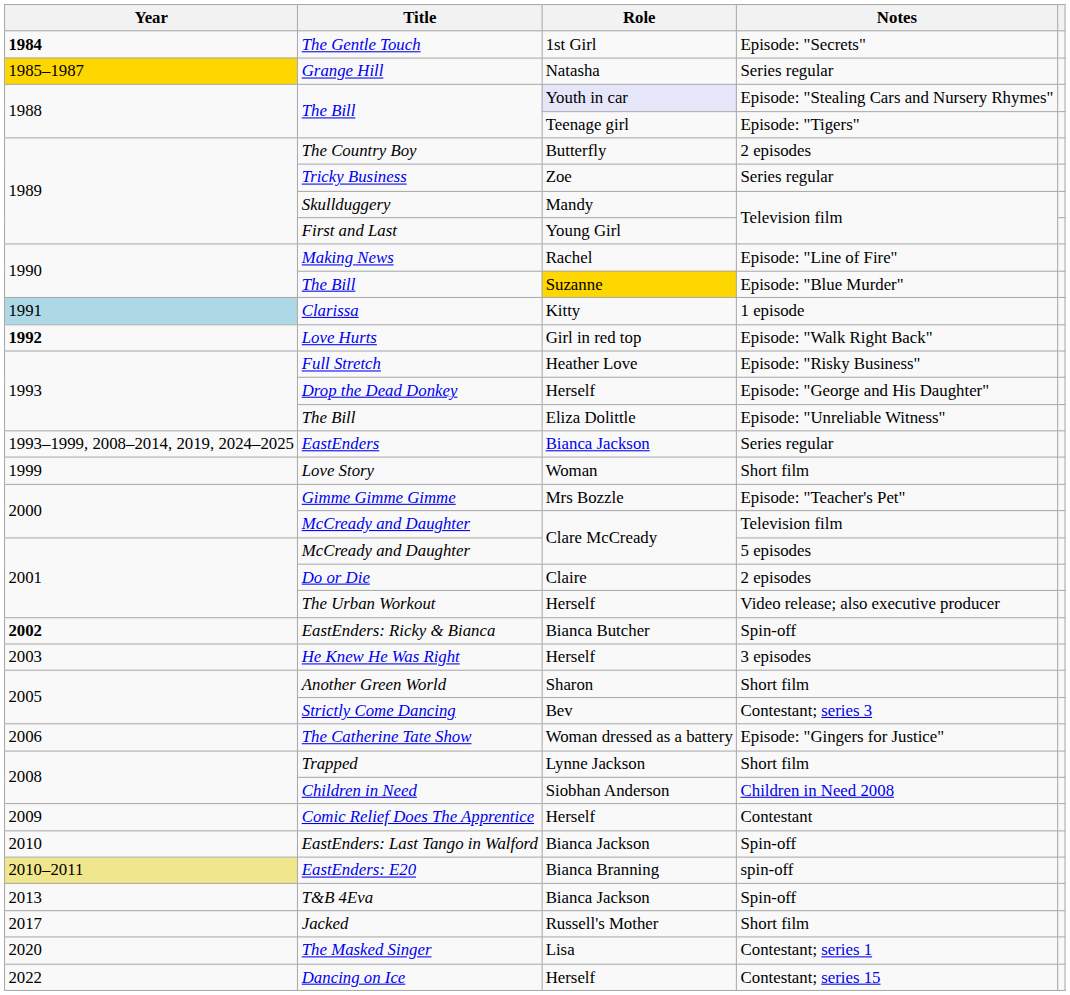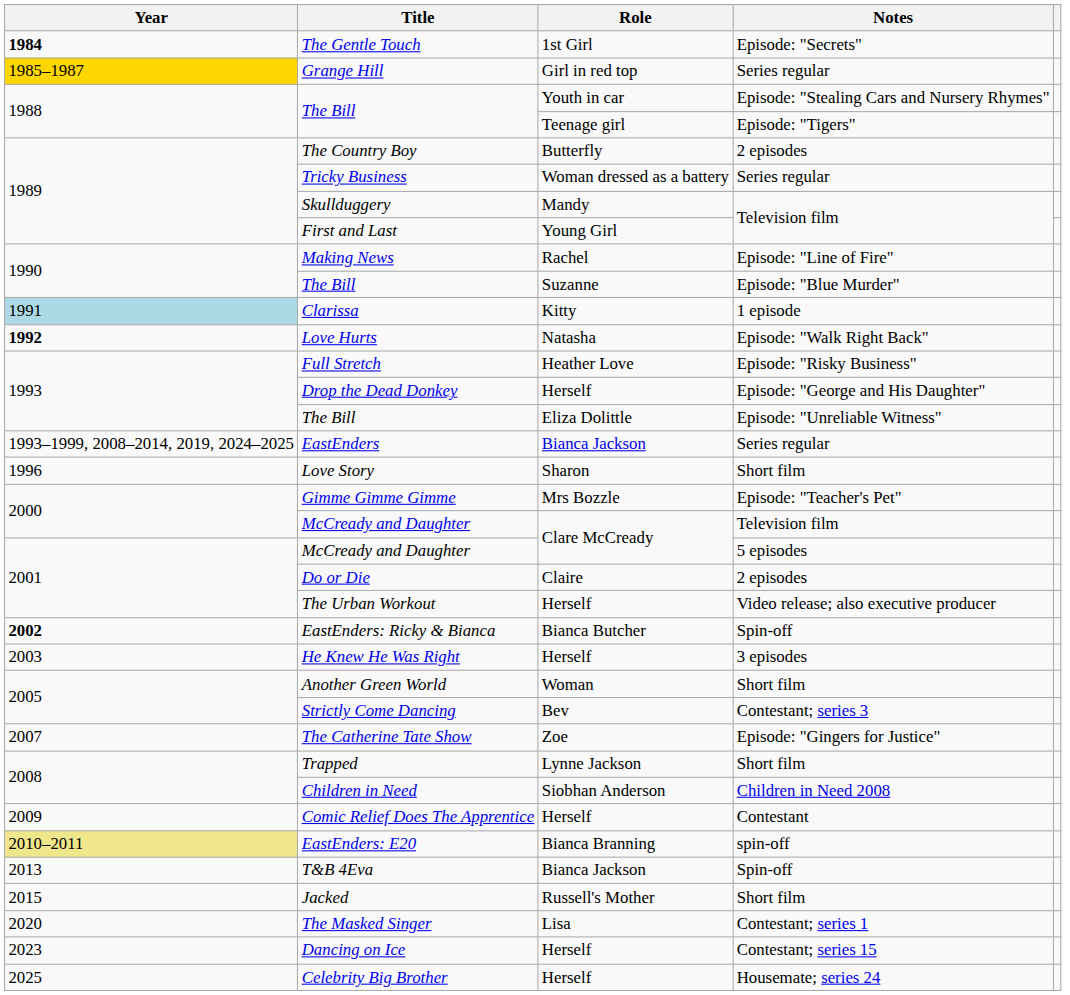(573, 71) Natasha -> (590, 71) Girl in red top
(587, 97) lavender background -> (583, 97) no background
(559, 177) Zoe -> (635, 177) Woman dressed as a battery
(574, 284) gold background -> (570, 284) no background
(593, 337) Girl in red top -> (569, 337) Natasha
(25, 470) 1999 -> (25, 470) 1996
(572, 470) Woman -> (566, 470) Sharon
(569, 683) Sharon -> (568, 683) Woman
(25, 737) 2006 -> (25, 737) 2007
(639, 737) Woman dressed as a battery -> (555, 737) Zoe
- row: (420, 843)
(25, 923) 2017 -> (25, 897) 2015
(25, 976) 2022 -> (25, 950) 2023
+ row: (375, 976)
